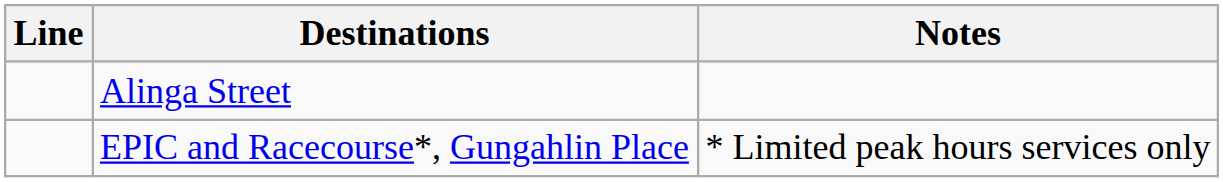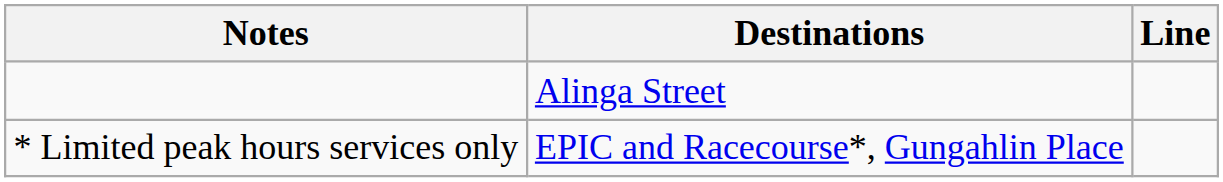columns swapped: (48, 33) <-> (958, 33)
